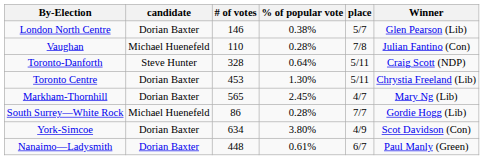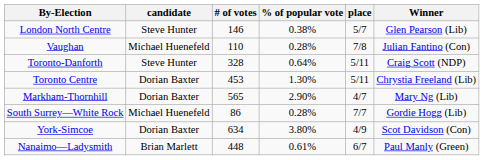(169, 29) Dorian Baxter -> (169, 29) Steve Hunter
(302, 96) 2.45% -> (302, 96) 2.90%
(169, 146) Dorian Baxter -> (169, 146) Brian Marlett
